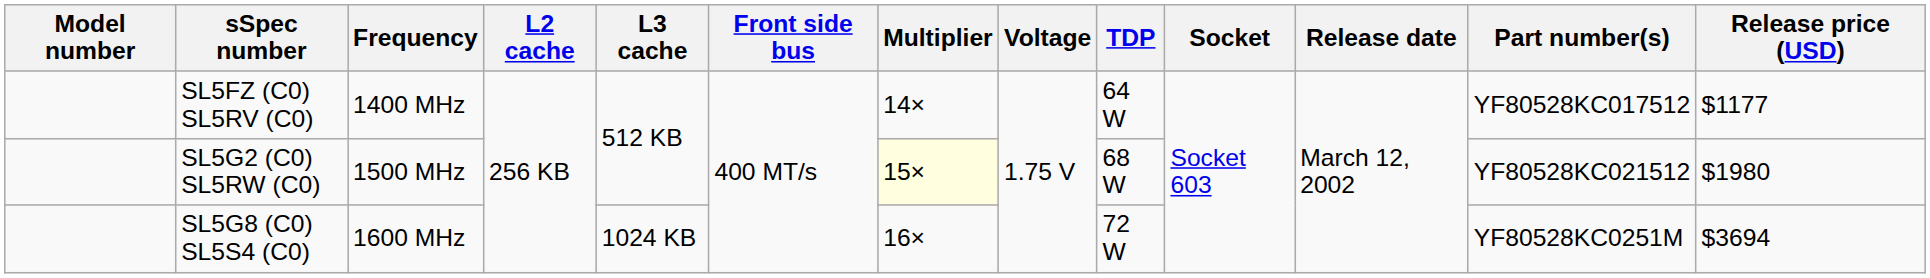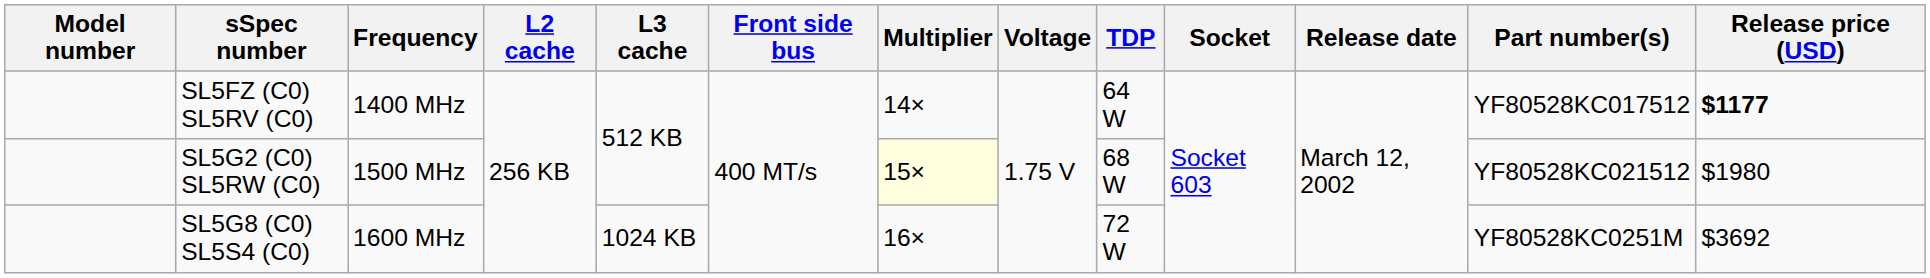(1735, 104) normal -> (1735, 104) bold
(1736, 238) $3694 -> (1736, 238) $3692
